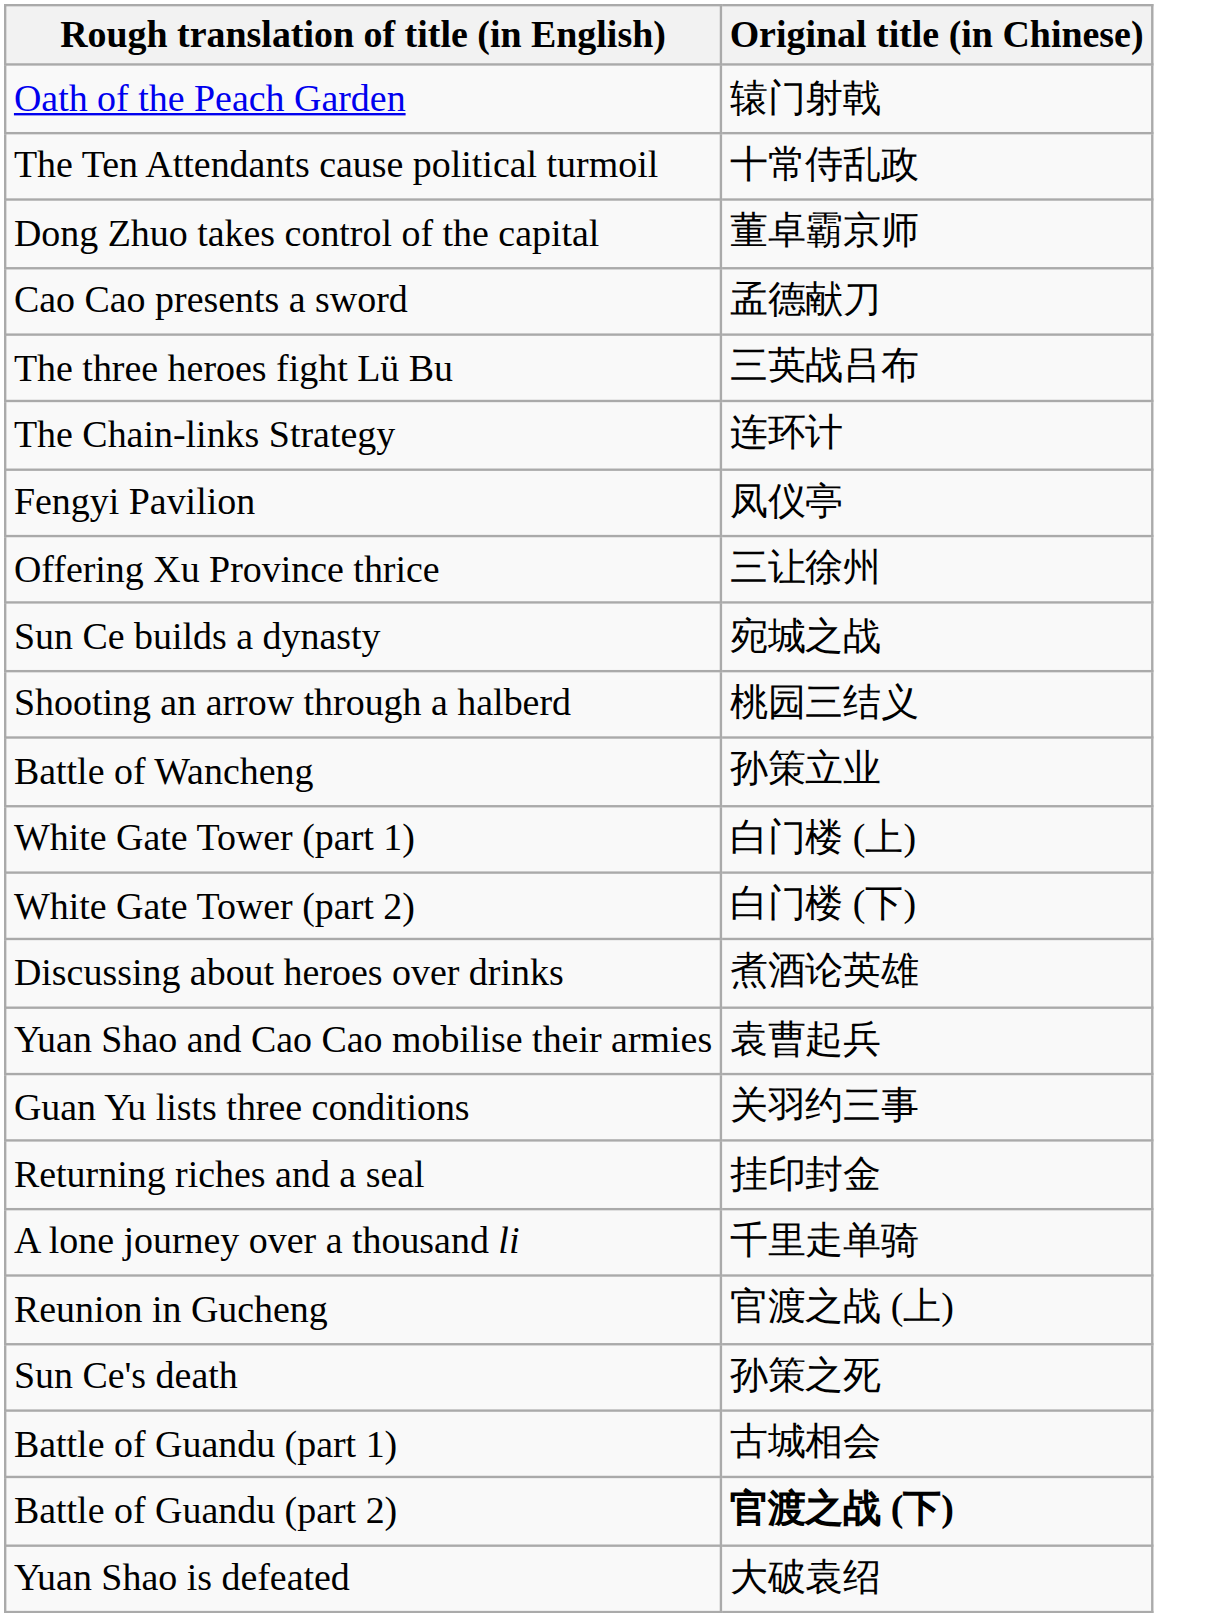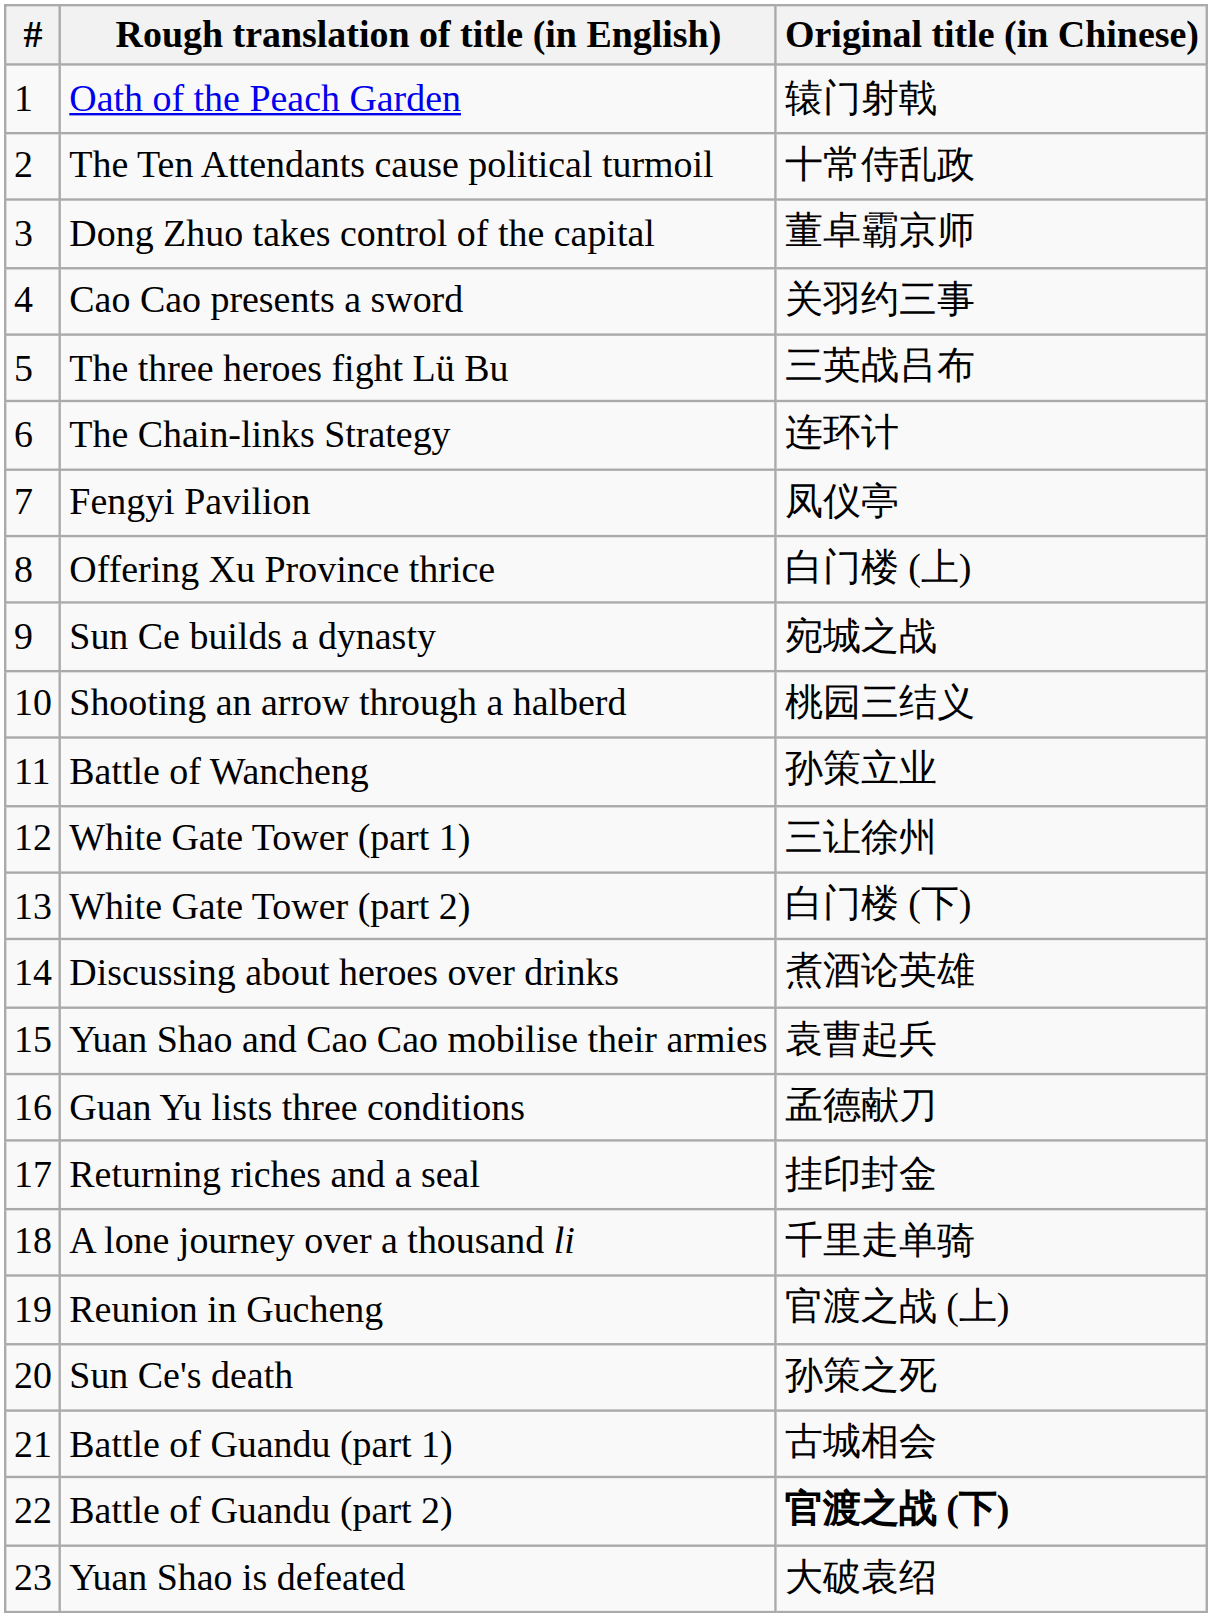+ column: (33, 34)
(805, 298) 孟德献刀 -> (880, 298) 关羽约三事
(805, 567) 三让徐州 -> (878, 567) 白门楼 (上)
(823, 836) 白门楼 (上) -> (861, 836) 三让徐州
(824, 1105) 关羽约三事 -> (861, 1105) 孟德献刀
